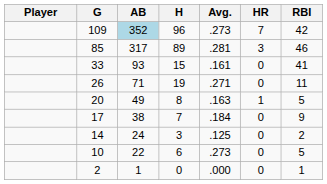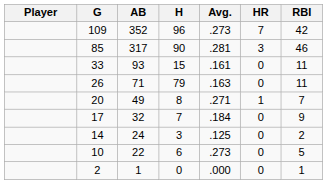(138, 30) lightblue background -> (138, 30) no background
(179, 48) 89 -> (179, 48) 90
(302, 65) 41 -> (302, 65) 11
(179, 83) 19 -> (179, 83) 79
(220, 83) .271 -> (220, 83) .163
(220, 100) .163 -> (220, 100) .271
(302, 100) 5 -> (302, 100) 7
(138, 118) 38 -> (138, 118) 32
